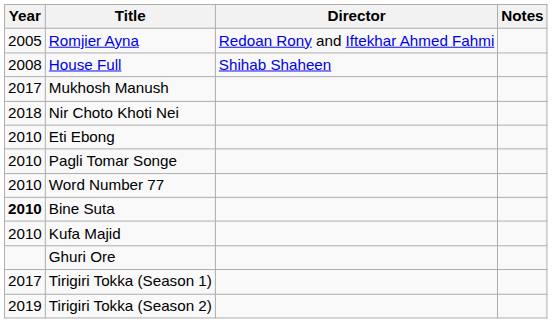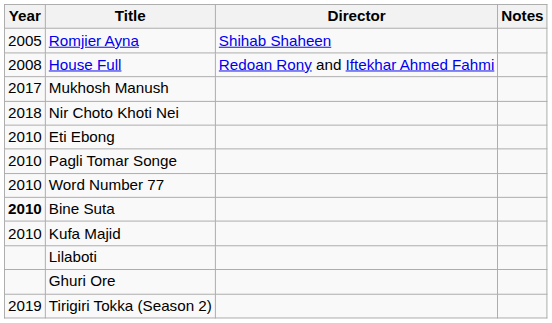(357, 40) Redoan Rony and Iftekhar Ahmed Fahmi -> (275, 40) Shihab Shaheen
(275, 64) Shihab Shaheen -> (357, 64) Redoan Rony and Iftekhar Ahmed Fahmi
+ row: (73, 257)
- row: (130, 281)
